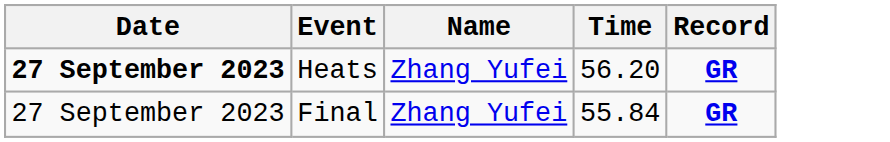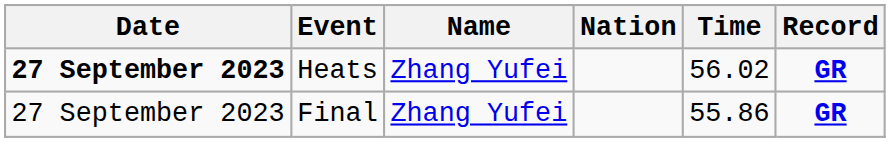+ column: (628, 27)
(620, 70) 56.20 -> (729, 70) 56.02
(620, 114) 55.84 -> (729, 114) 55.86
